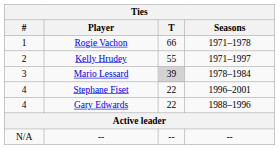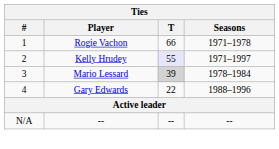(171, 59) no background -> (171, 59) lavender background
- row: (101, 90)
